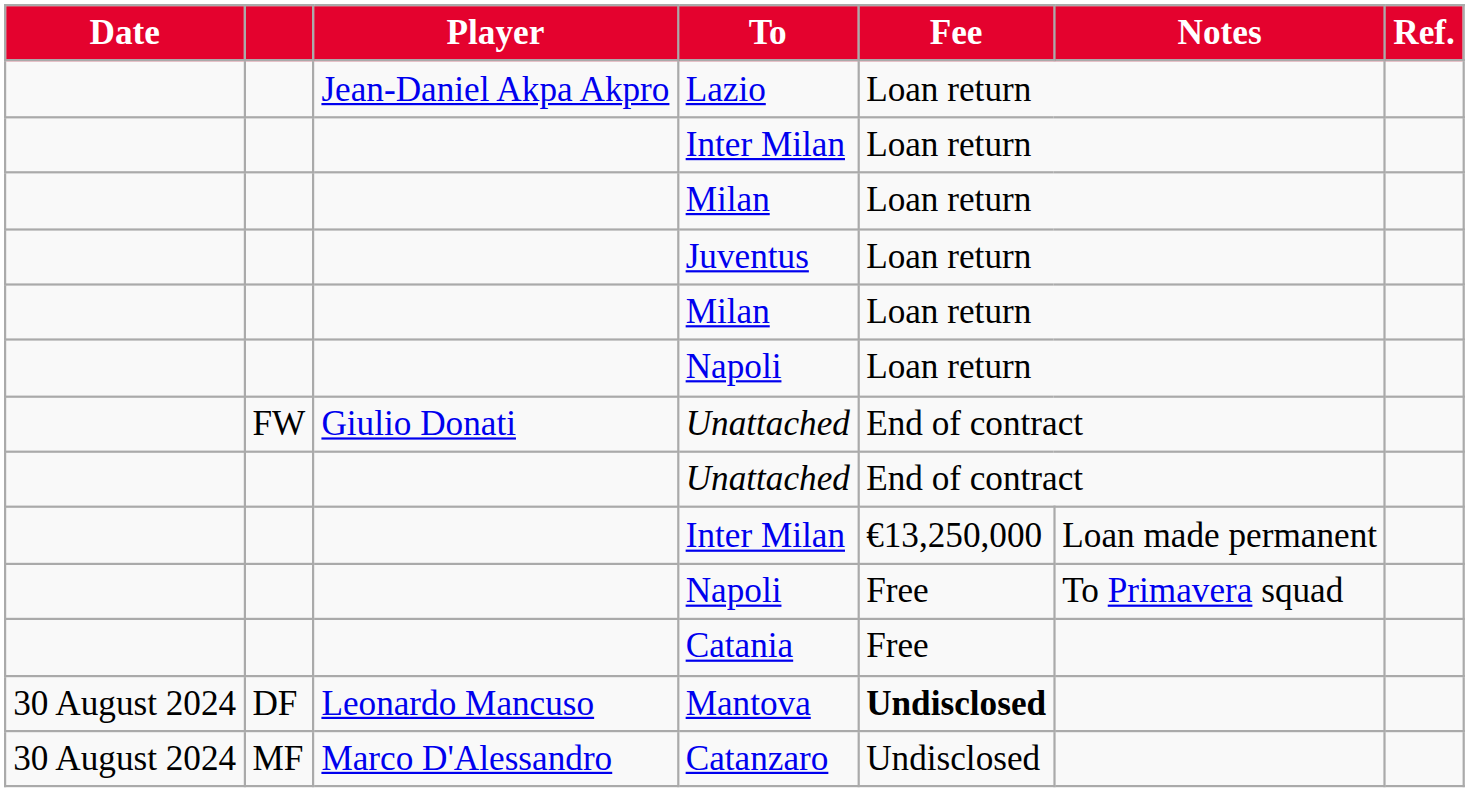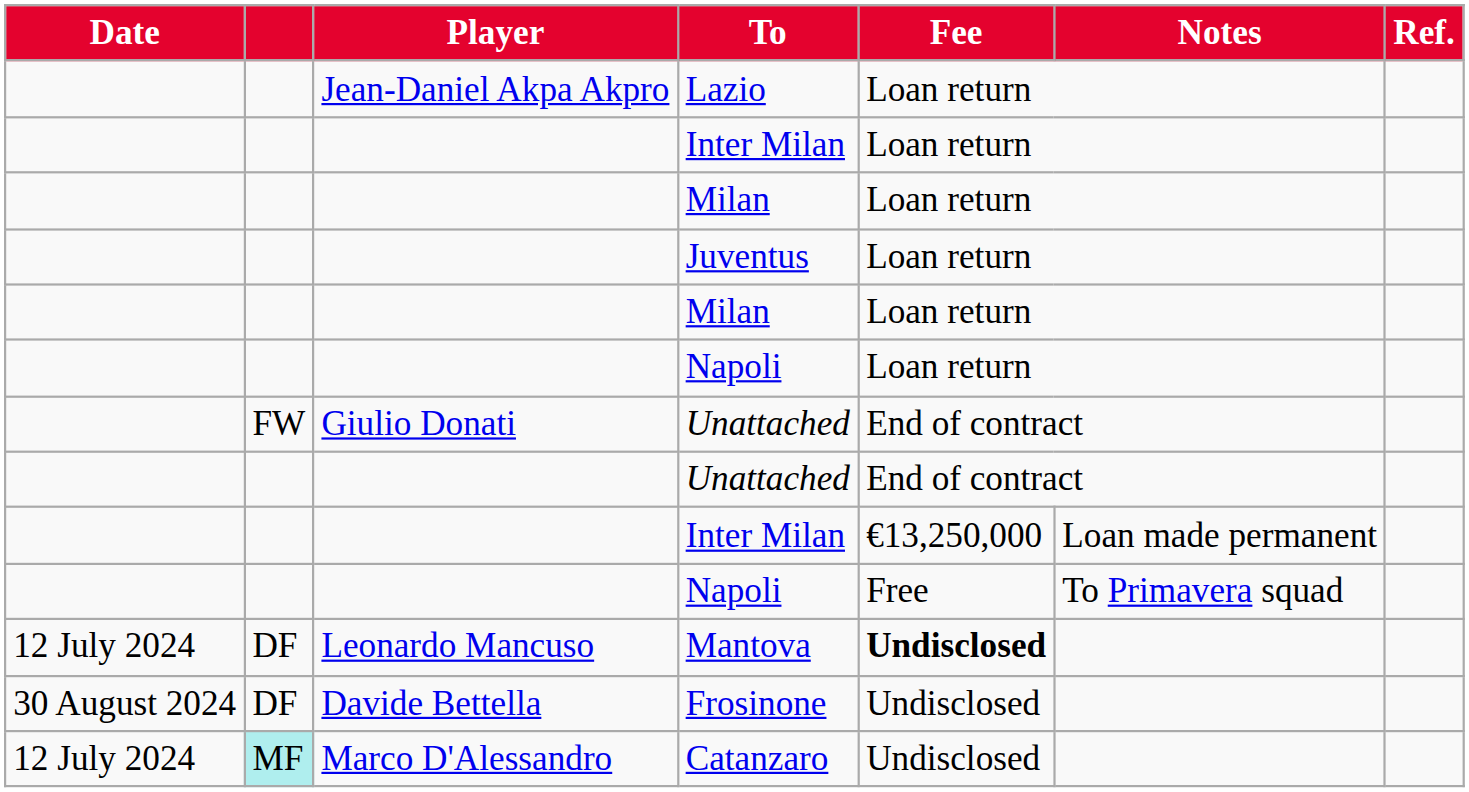- row: (495, 647)
(125, 702) 30 August 2024 -> (104, 646) 12 July 2024
+ row: (431, 702)
(125, 758) 30 August 2024 -> (104, 758) 12 July 2024
(278, 758) no background -> (278, 758) paleturquoise background
